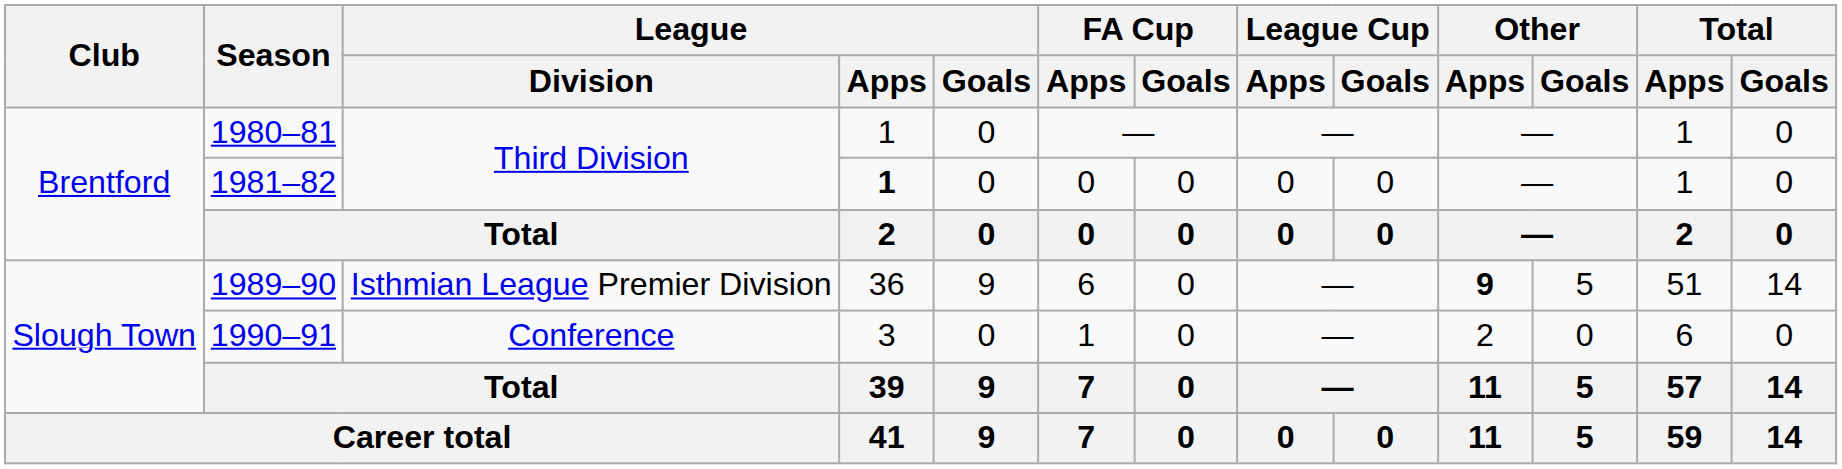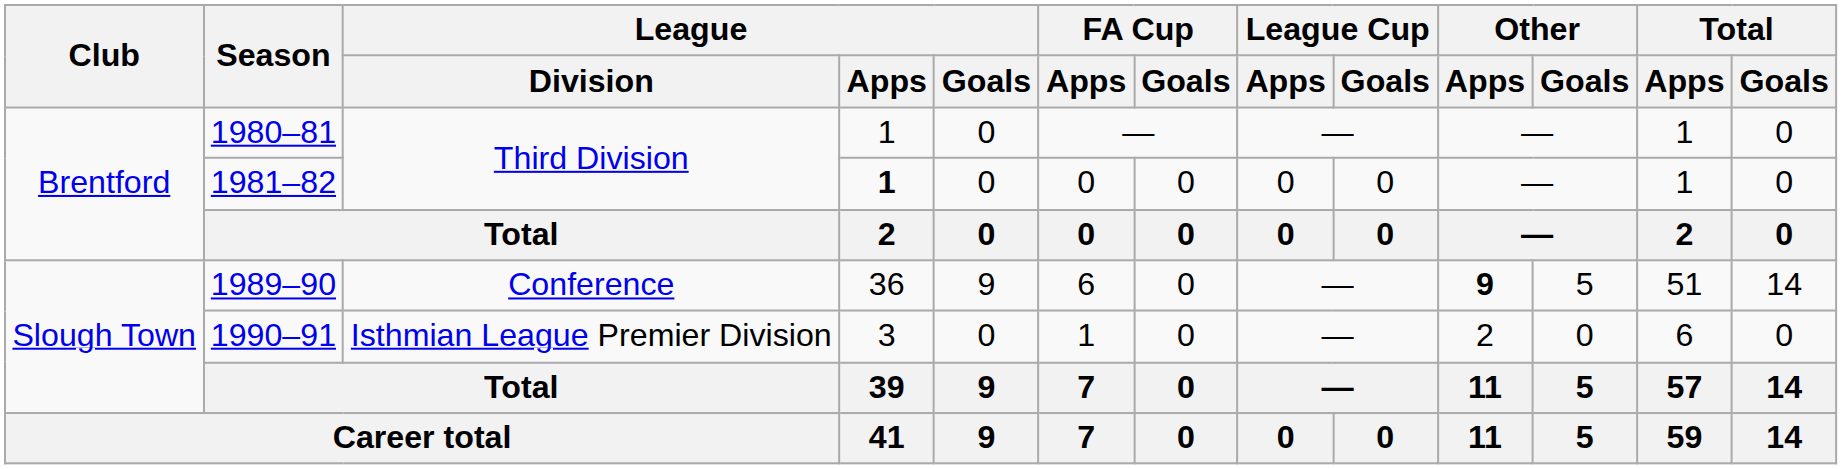(591, 285) Isthmian League Premier Division -> (591, 285) Conference
(591, 336) Conference -> (591, 336) Isthmian League Premier Division
